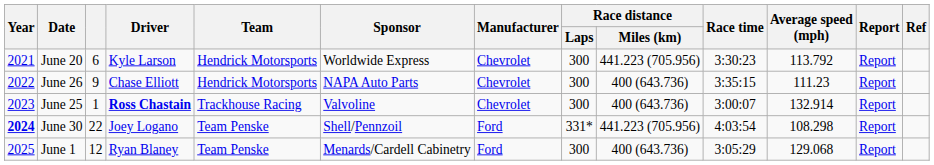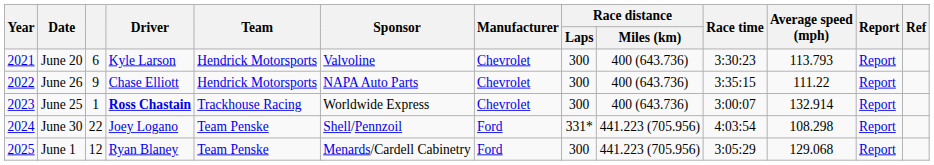(376, 60) Worldwide Express -> (349, 60) Valvoline
(650, 60) 441.223 (705.956) -> (650, 60) 400 (643.736)
(811, 60) 113.792 -> (811, 60) 113.793
(811, 82) 111.23 -> (811, 82) 111.22
(349, 105) Valvoline -> (376, 105) Worldwide Express
(21, 127) bold -> (21, 127) normal
(650, 149) 400 (643.736) -> (650, 149) 441.223 (705.956)
